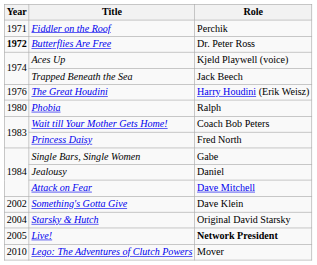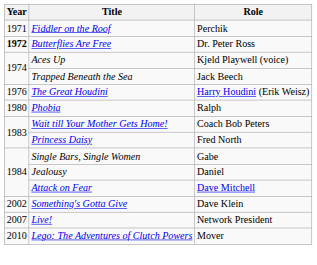- row: (65, 220)
(17, 236) 2005 -> (17, 220) 2007
(237, 236) bold -> (235, 220) normal
